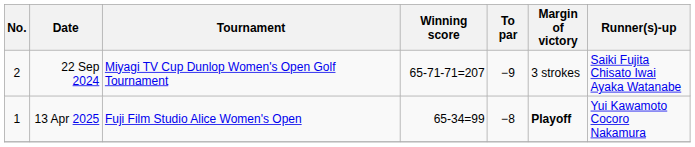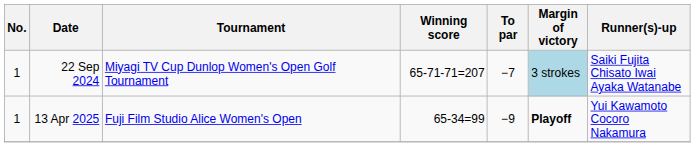(17, 73) 2 -> (17, 73) 1
(508, 73) −9 -> (508, 73) −7
(556, 73) no background -> (556, 73) lightblue background
(508, 119) −8 -> (508, 119) −9
